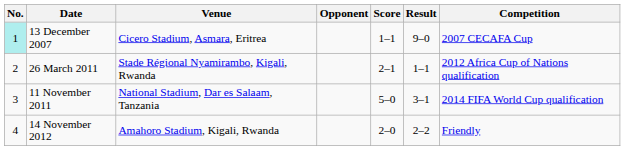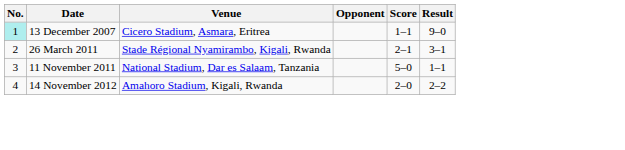- column: (530, 13)
(421, 68) 1–1 -> (437, 49) 3–1
(421, 99) 3–1 -> (437, 67) 1–1
